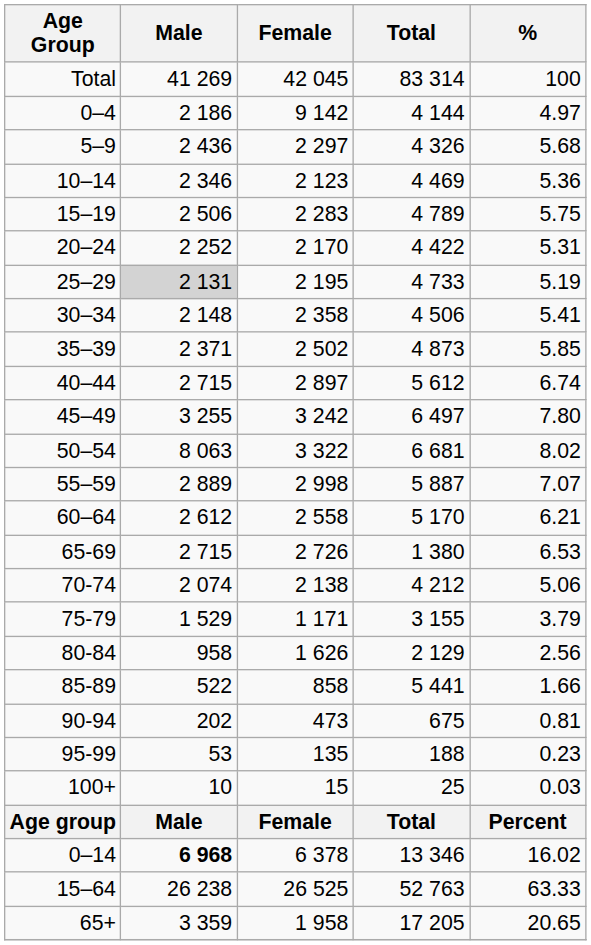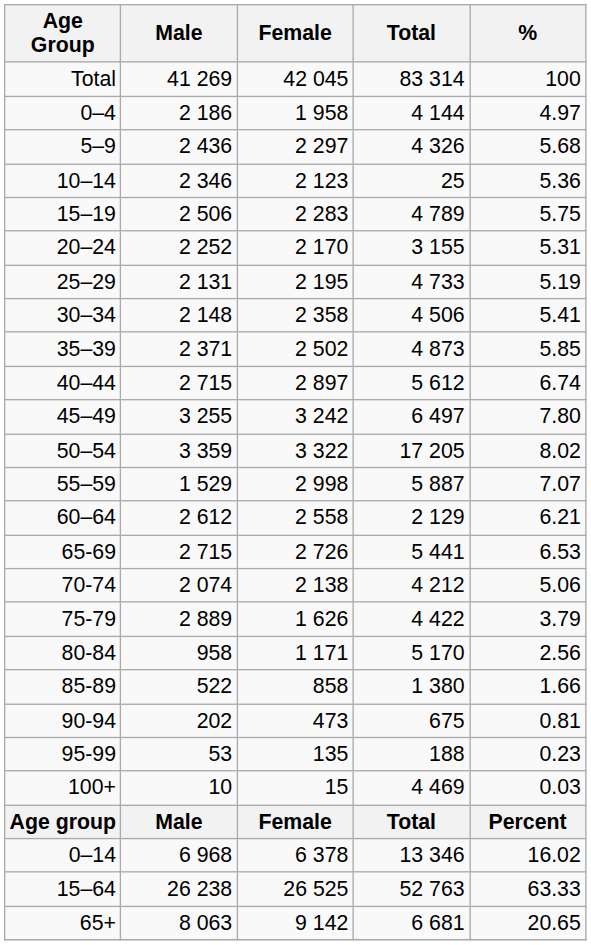(322, 112) 9 142 -> (322, 112) 1 958
(438, 180) 4 469 -> (453, 180) 25
(438, 247) 4 422 -> (438, 247) 3 155
(206, 281) lightgrey background -> (206, 281) no background
(206, 450) 8 063 -> (206, 450) 3 359
(438, 450) 6 681 -> (432, 450) 17 205
(206, 484) 2 889 -> (206, 484) 1 529
(438, 517) 5 170 -> (438, 517) 2 129
(438, 551) 1 380 -> (438, 551) 5 441
(206, 619) 1 529 -> (206, 619) 2 889
(322, 619) 1 171 -> (322, 619) 1 626
(438, 619) 3 155 -> (438, 619) 4 422
(322, 652) 1 626 -> (322, 652) 1 171
(438, 652) 2 129 -> (438, 652) 5 170
(438, 686) 5 441 -> (438, 686) 1 380
(453, 787) 25 -> (438, 787) 4 469
(206, 855) bold -> (206, 855) normal
(206, 922) 3 359 -> (206, 922) 8 063
(322, 922) 1 958 -> (322, 922) 9 142
(432, 922) 17 205 -> (438, 922) 6 681
